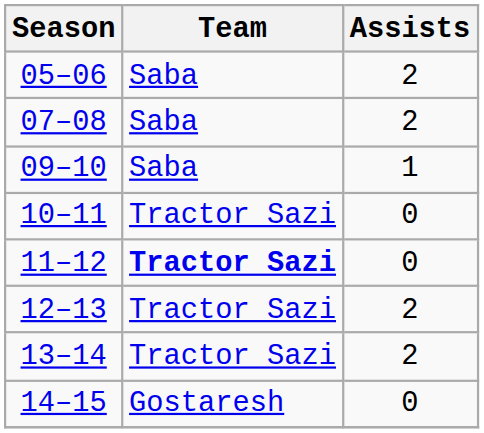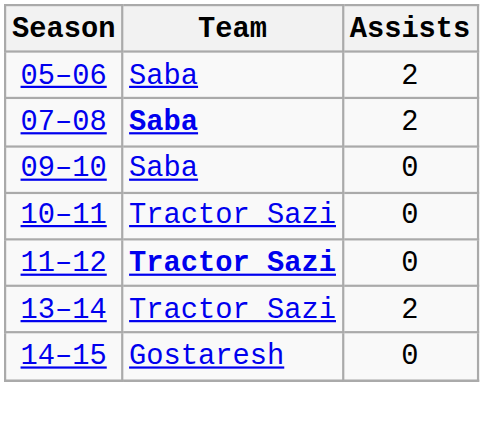(164, 122) normal -> (164, 122) bold
(410, 169) 1 -> (410, 169) 0
- row: (64, 309)
